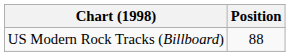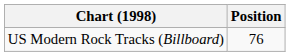(256, 39) 88 -> (256, 39) 76
